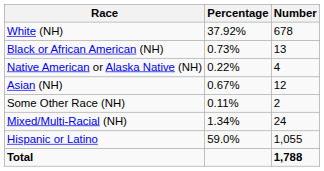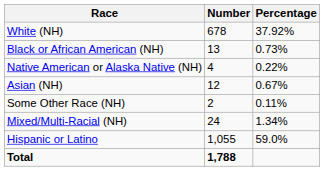columns swapped: (295, 13) <-> (238, 13)
